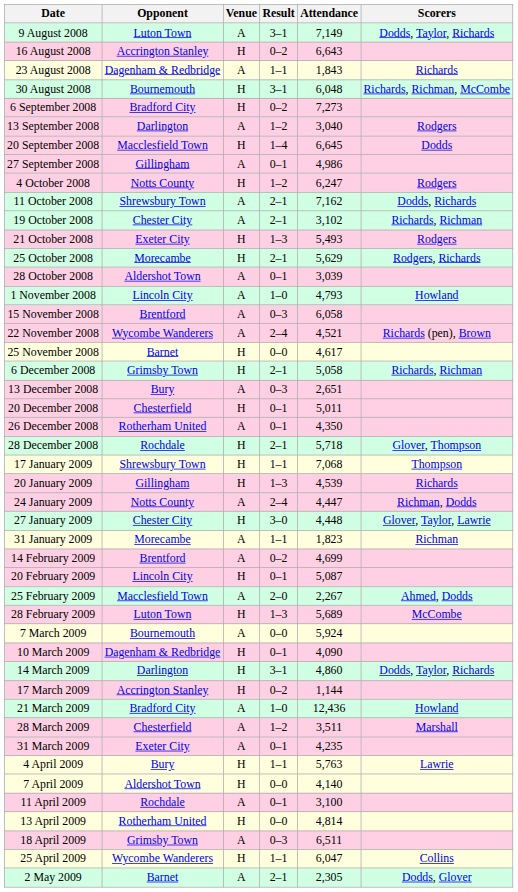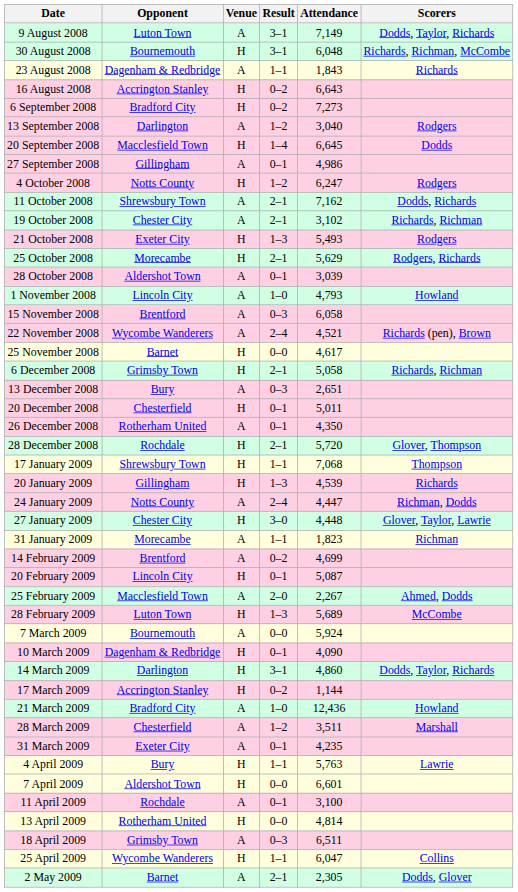rows swapped: (53, 51) <-> (53, 88)
(329, 445) 5,718 -> (329, 445) 5,720
(329, 783) 4,140 -> (329, 783) 6,601
